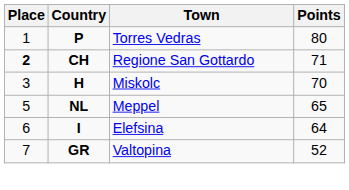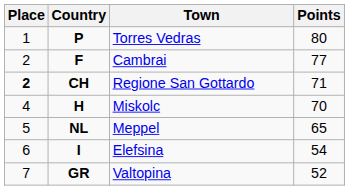+ row: (140, 60)
(26, 83) 3 -> (26, 106) 4
(319, 128) 64 -> (319, 151) 54
